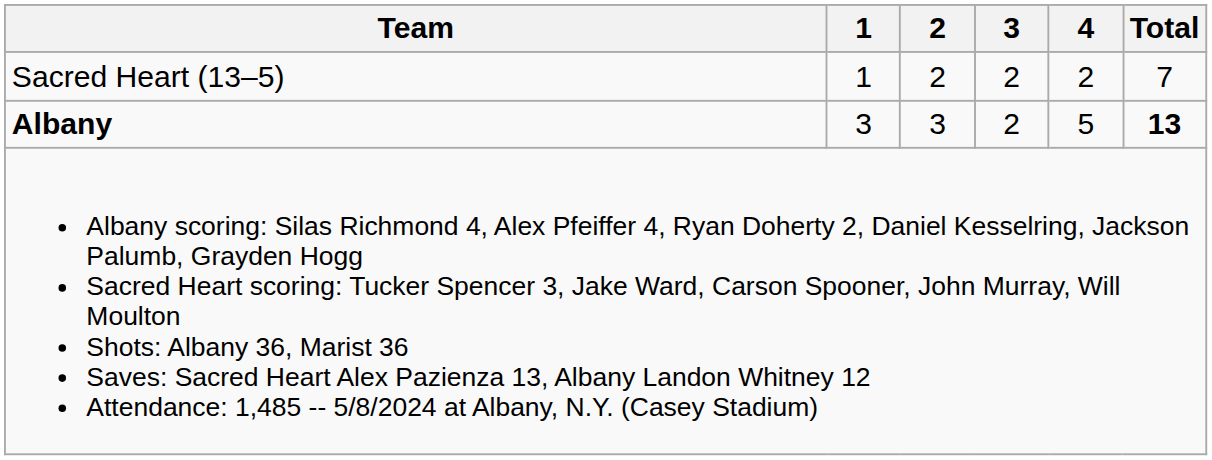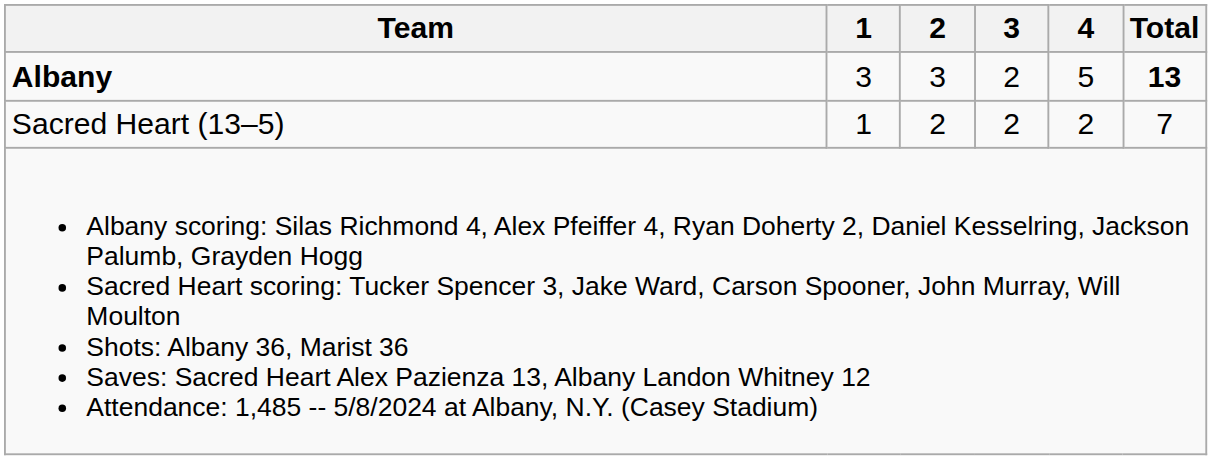rows swapped: (62, 123) <-> (148, 76)
